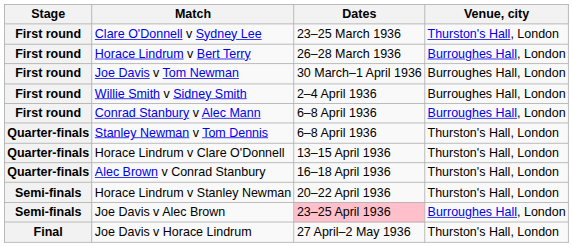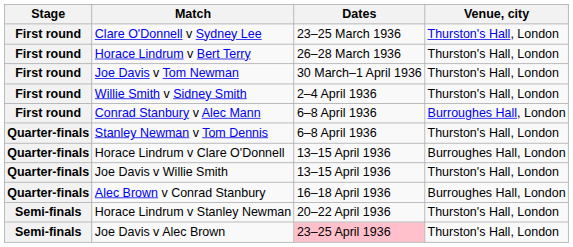(497, 53) Burroughes Hall, London -> (493, 53) Thurston's Hall, London
(497, 73) Burroughes Hall, London -> (493, 73) Thurston's Hall, London
(497, 93) Burroughes Hall, London -> (493, 93) Thurston's Hall, London
(493, 152) Thurston's Hall, London -> (497, 152) Burroughes Hall, London
+ row: (161, 172)
(493, 172) Thurston's Hall, London -> (497, 192) Burroughes Hall, London
(497, 212) Burroughes Hall, London -> (493, 232) Thurston's Hall, London
- row: (173, 232)
